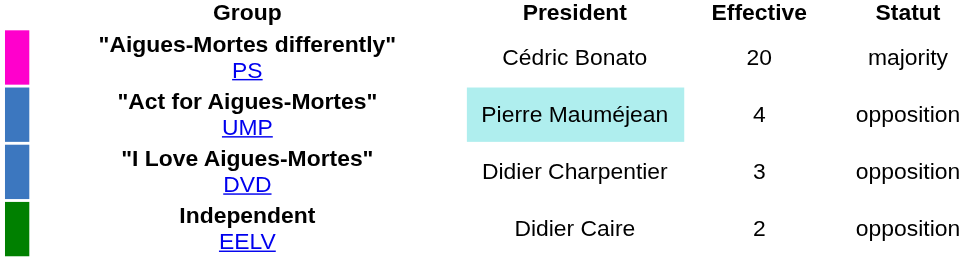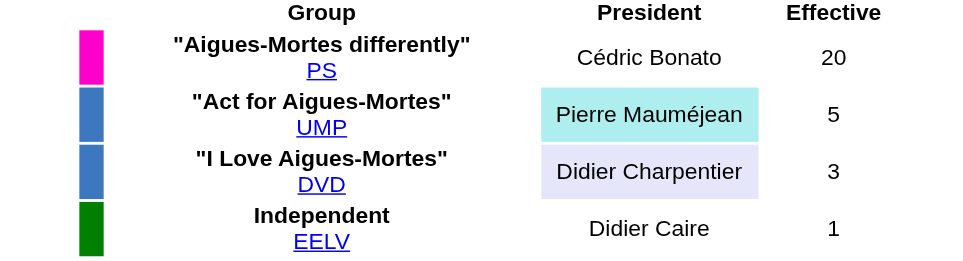- column: (908, 12)
(759, 114) 4 -> (834, 114) 5
(575, 171) no background -> (649, 171) lavender background
(759, 228) 2 -> (834, 228) 1
